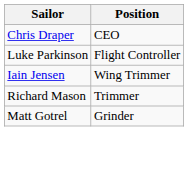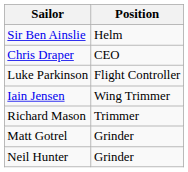+ row: (46, 34)
+ row: (38, 156)
